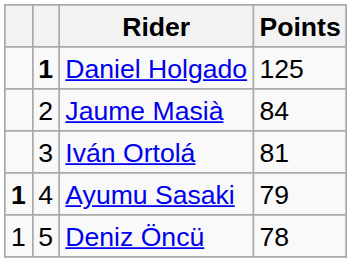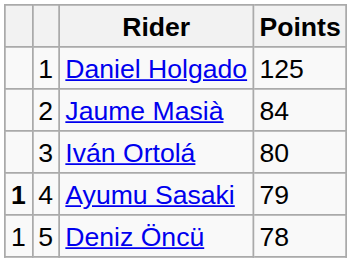(46, 68) bold -> (46, 68) normal
(274, 152) 81 -> (274, 152) 80
